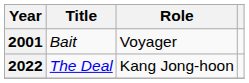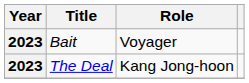(25, 41) 2001 -> (25, 41) 2023
(25, 66) 2022 -> (25, 66) 2023
